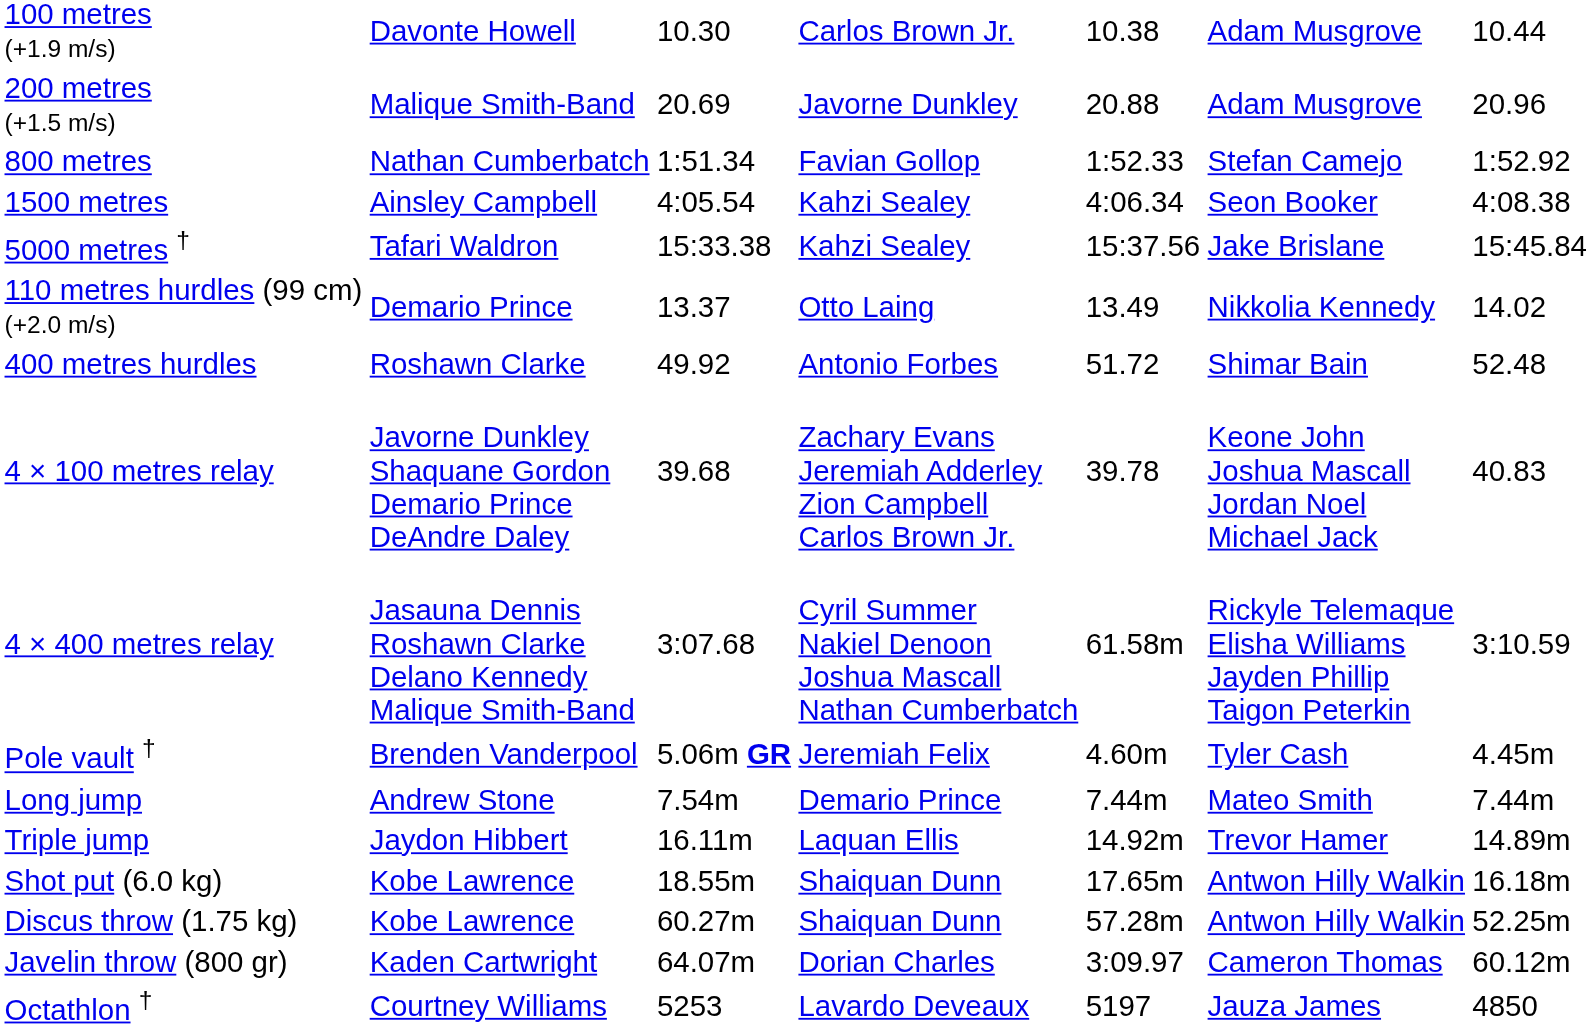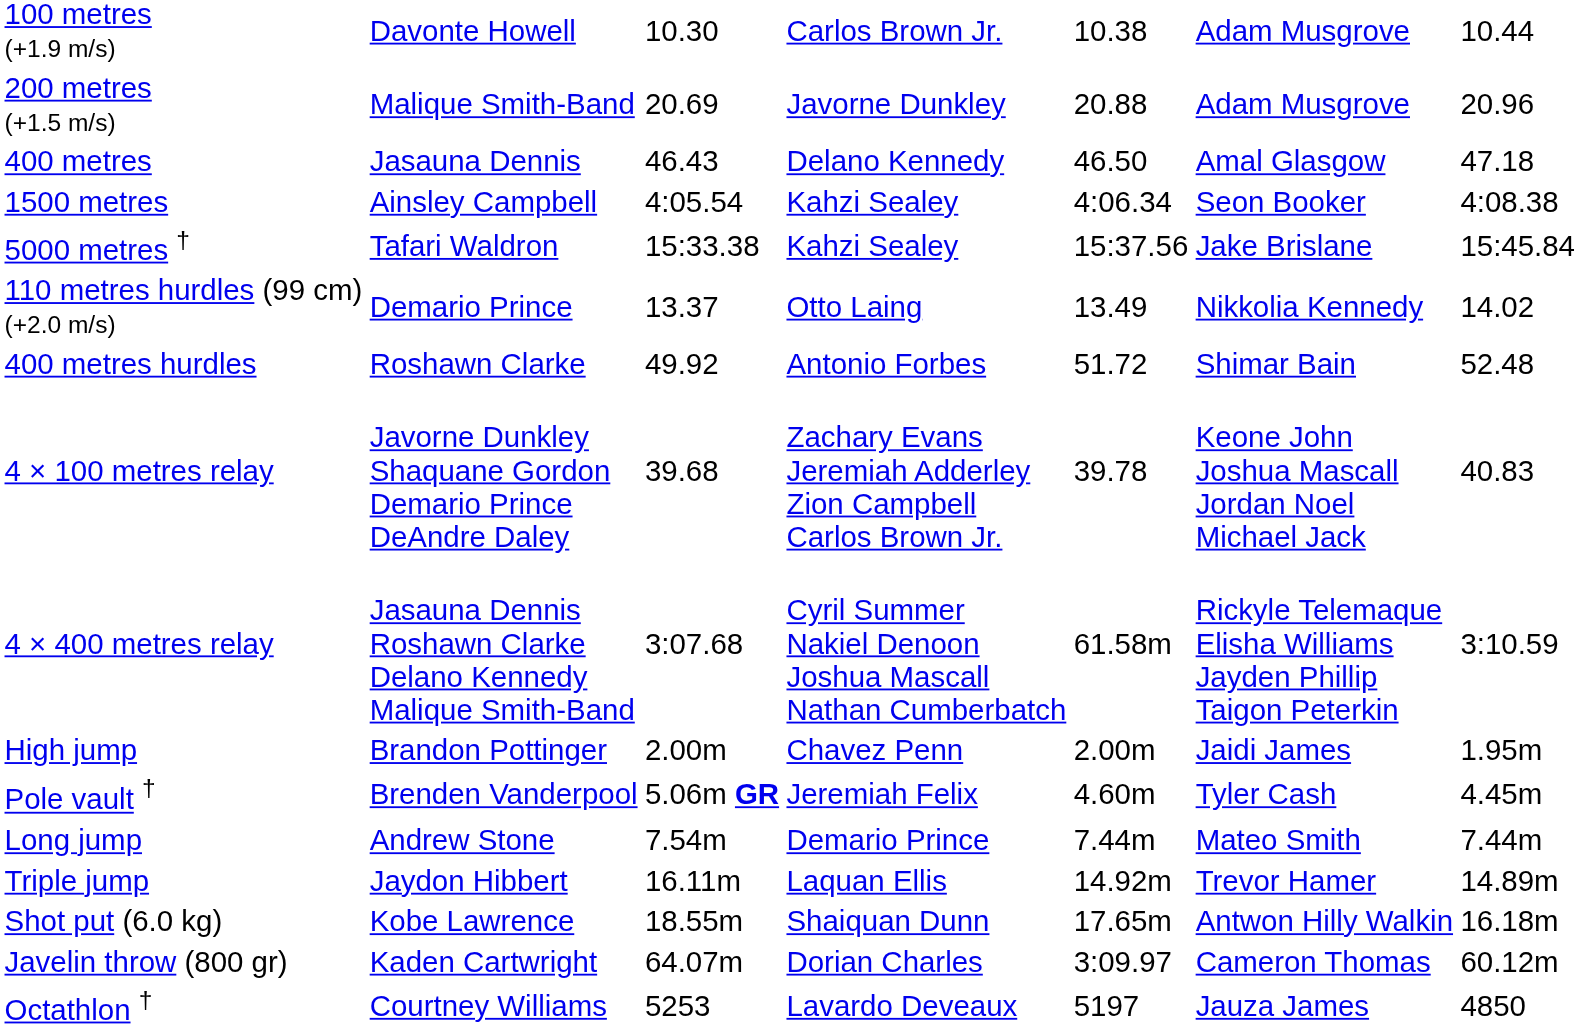+ row: (78, 161)
- row: (78, 161)
+ row: (71, 751)
- row: (151, 921)
